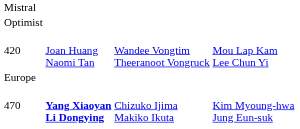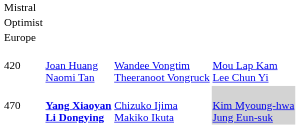rows swapped: (20, 77) <-> (12, 50)
(253, 111) no background -> (253, 111) lightgrey background
